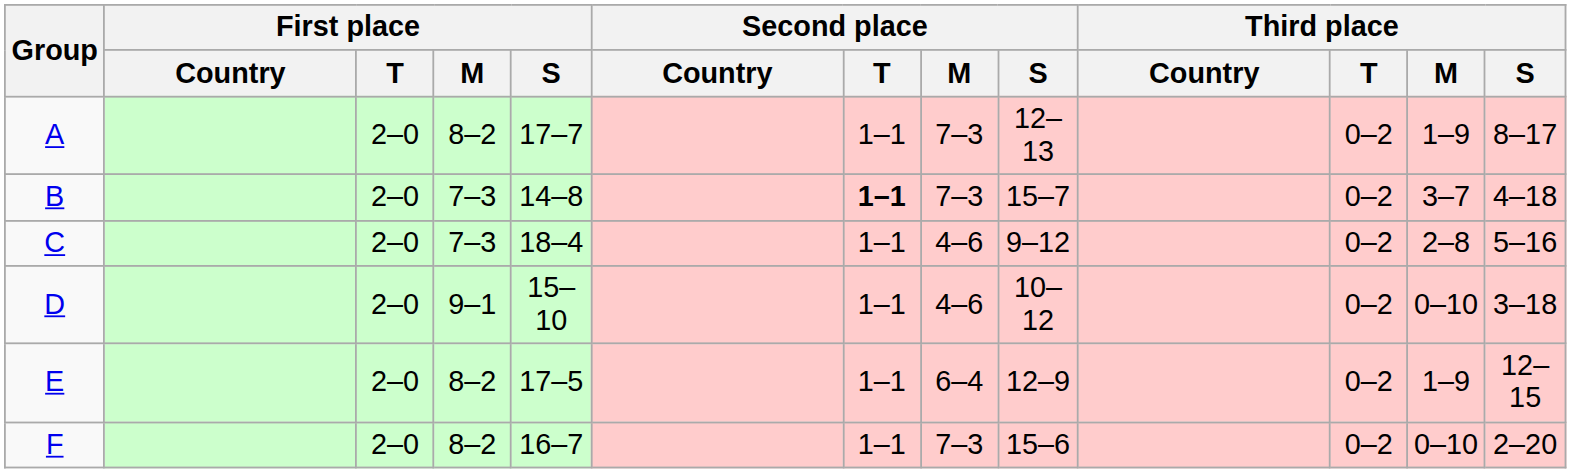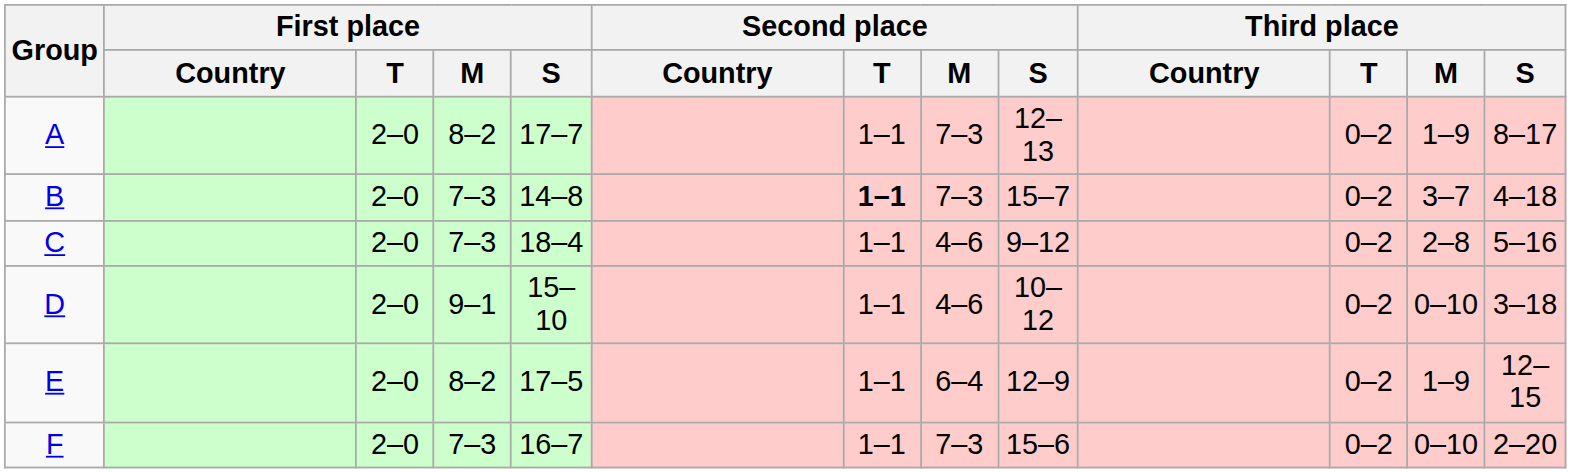(472, 444) 8–2 -> (472, 444) 7–3
